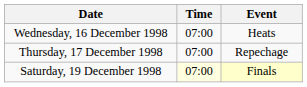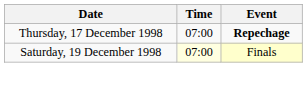- row: (91, 33)
(262, 52) normal -> (262, 33) bold
